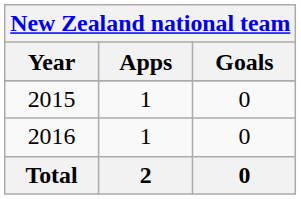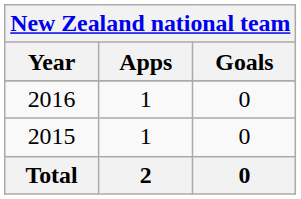rows swapped: (52, 99) <-> (52, 136)
